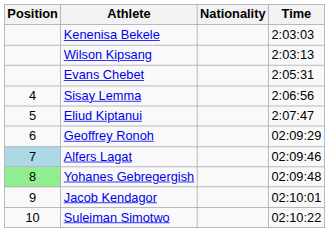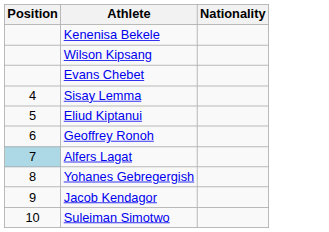- column: (296, 14)
(33, 177) lightgreen background -> (33, 177) no background
